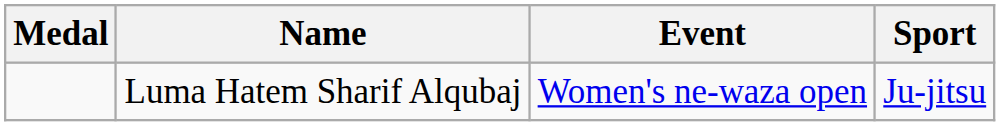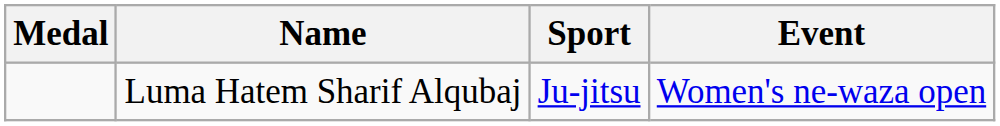columns swapped: (935, 33) <-> (702, 33)
